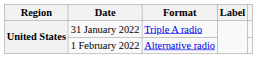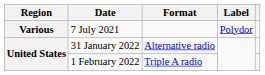+ row: (95, 29)
(173, 29) Triple A radio -> (180, 45) Alternative radio
(180, 45) Alternative radio -> (173, 62) Triple A radio
